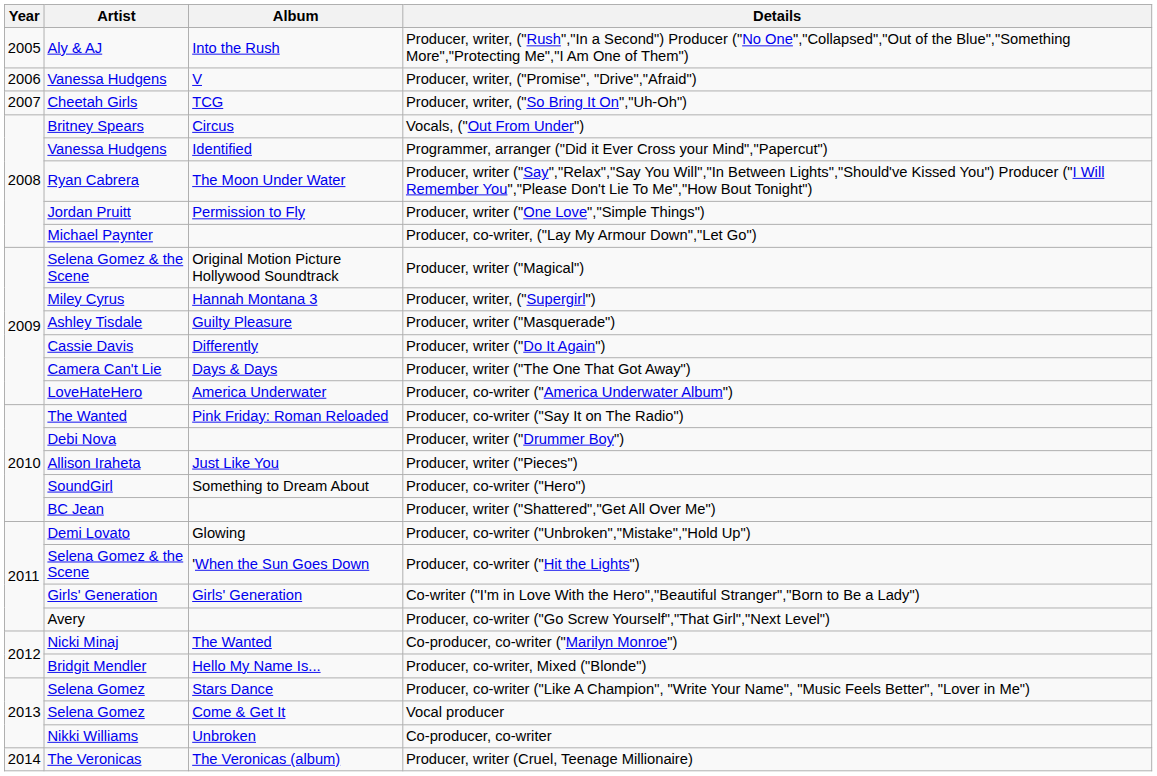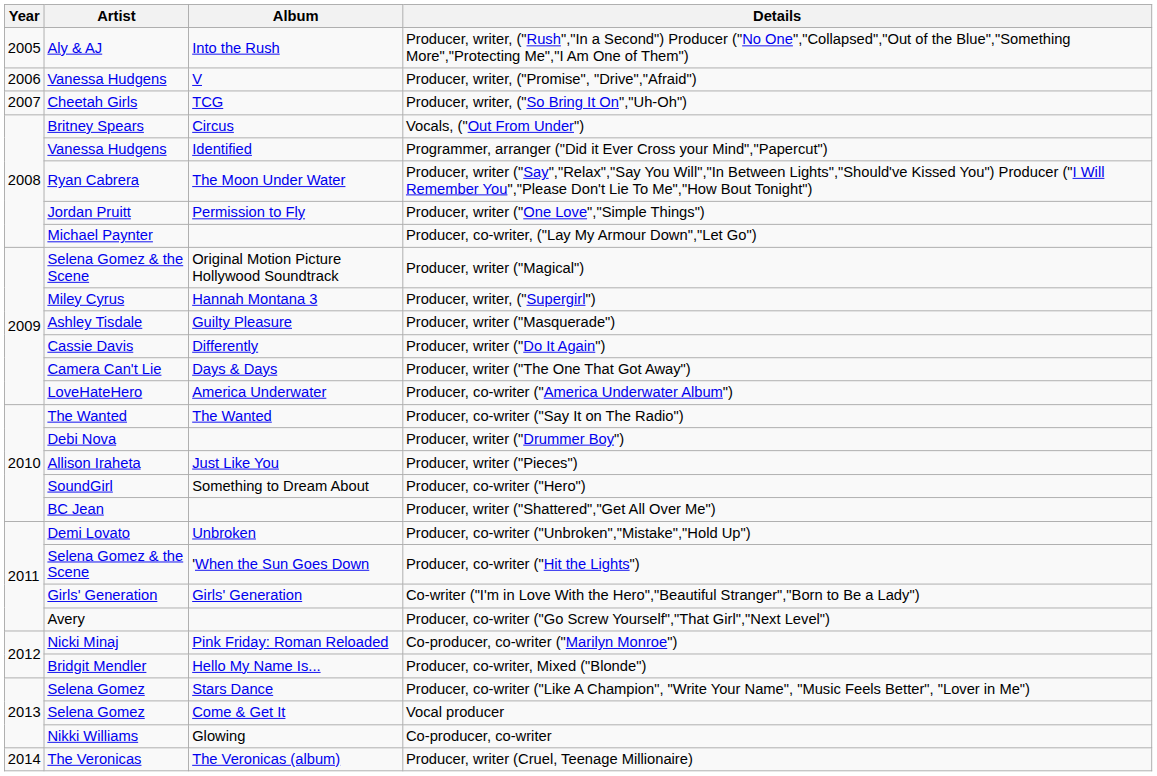(290, 416) Pink Friday: Roman Reloaded -> (232, 416) The Wanted
(219, 532) Glowing -> (224, 532) Unbroken
(232, 642) The Wanted -> (290, 642) Pink Friday: Roman Reloaded
(224, 736) Unbroken -> (219, 736) Glowing
